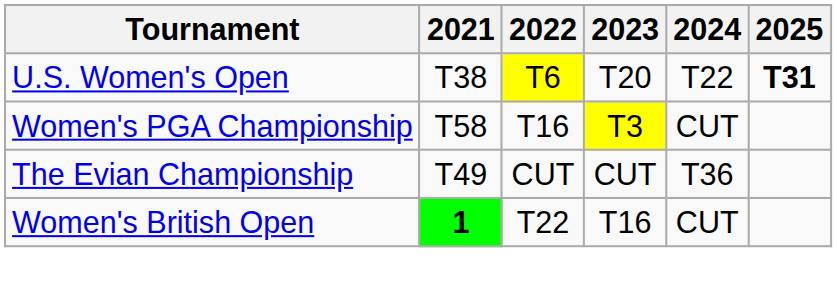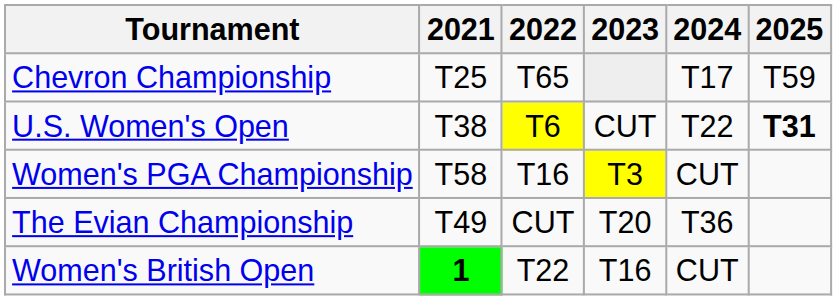+ row: (172, 78)
(625, 78) T20 -> (625, 126) CUT
(625, 174) CUT -> (625, 223) T20
